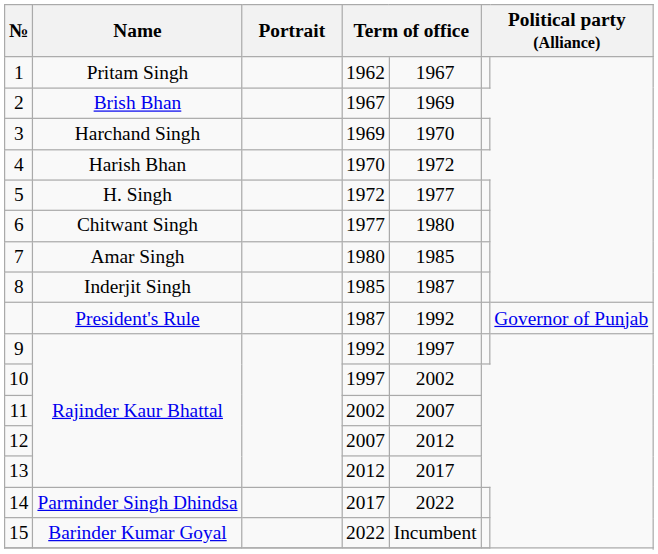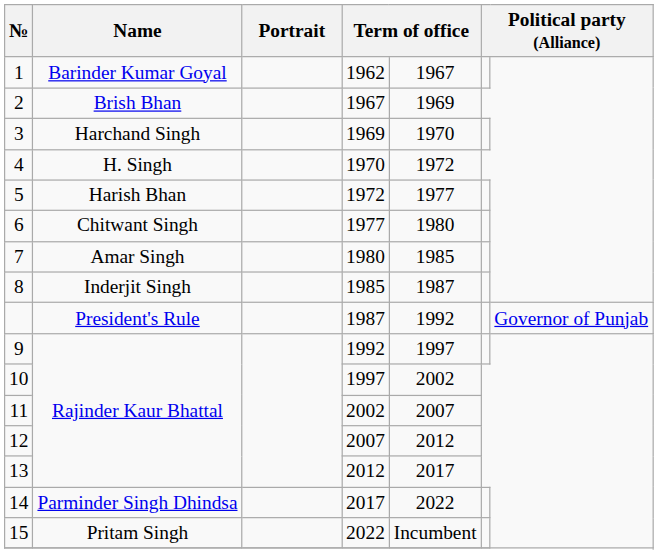(137, 72) Pritam Singh -> (137, 72) Barinder Kumar Goyal
(137, 164) Harish Bhan -> (137, 164) H. Singh
(137, 195) H. Singh -> (137, 195) Harish Bhan
(137, 532) Barinder Kumar Goyal -> (137, 532) Pritam Singh
